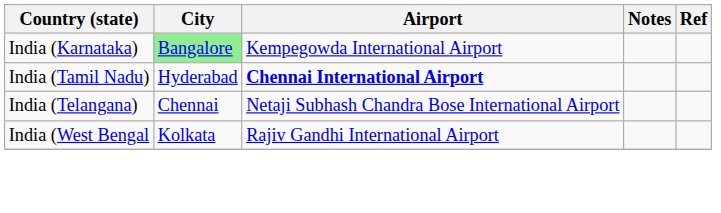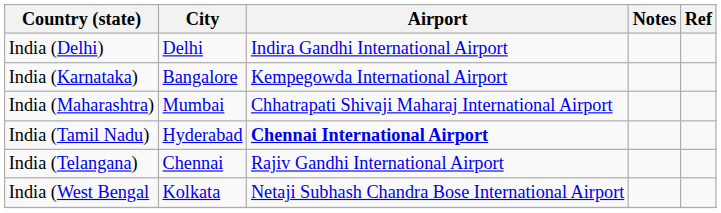+ row: (56, 47)
(195, 47) lightgreen background -> (200, 76) no background
+ row: (81, 105)
(433, 105) Netaji Subhash Chandra Bose International Airport -> (377, 163) Rajiv Gandhi International Airport
(373, 134) Rajiv Gandhi International Airport -> (438, 192) Netaji Subhash Chandra Bose International Airport
